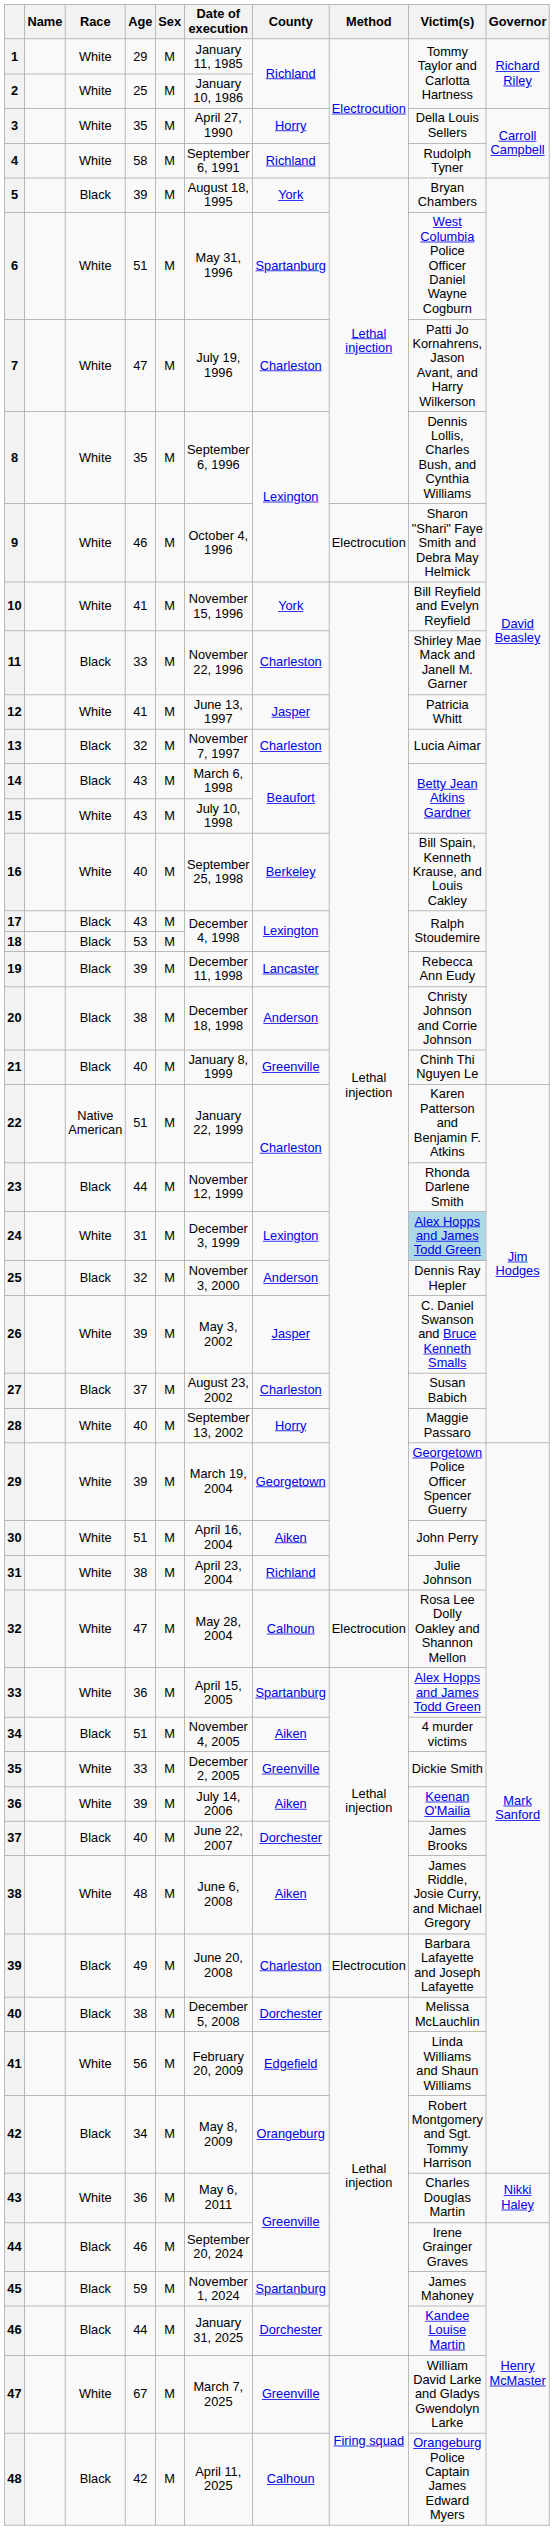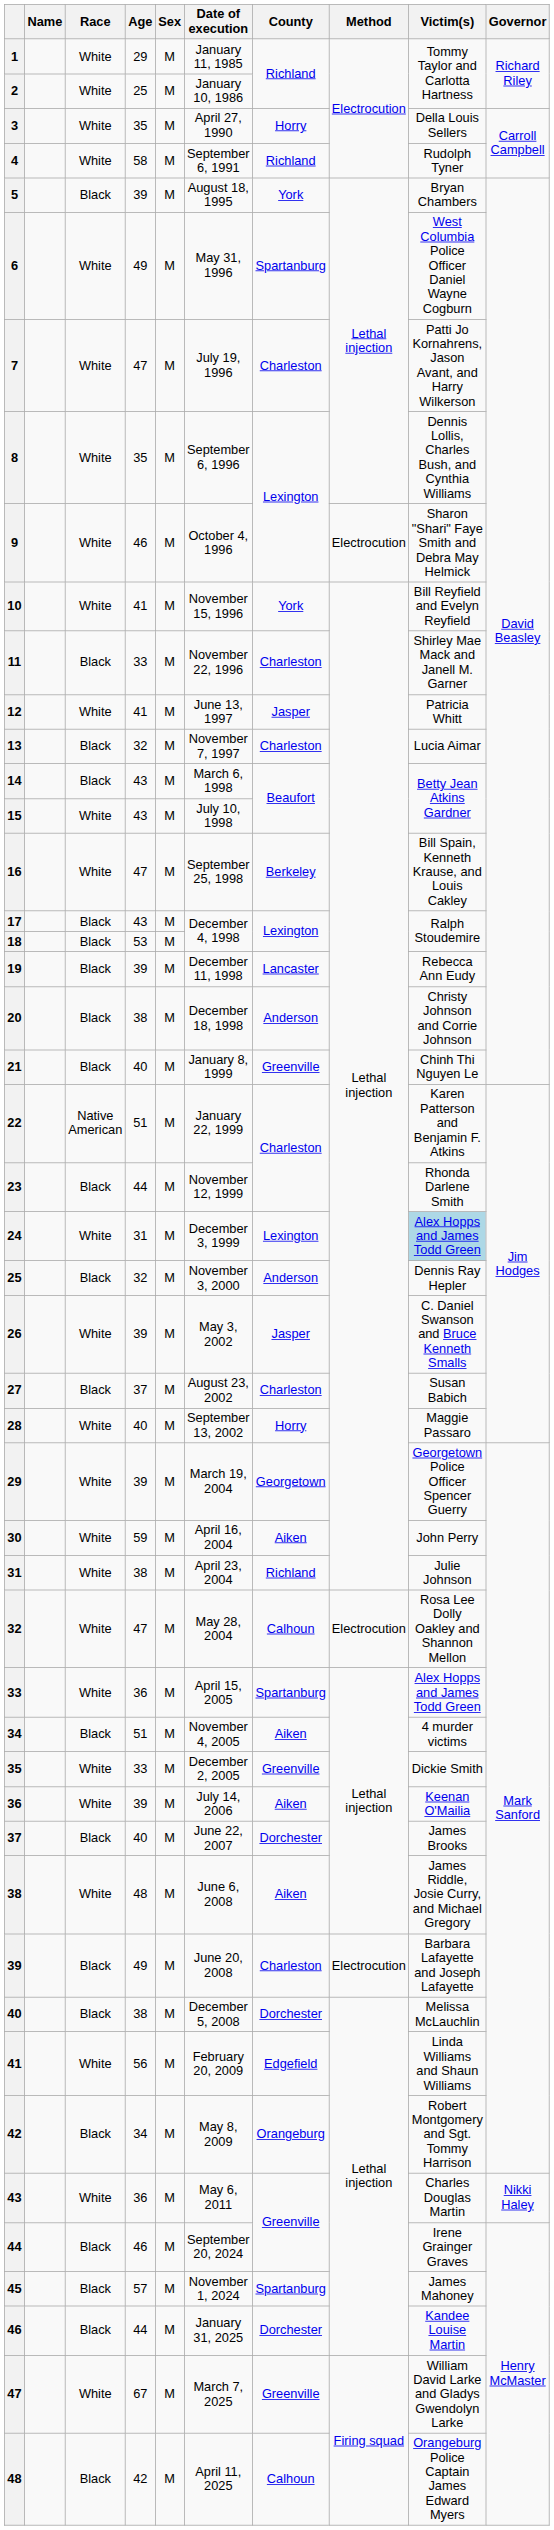(140, 266) 51 -> (140, 266) 49
(140, 872) 40 -> (140, 872) 47
(140, 1538) 51 -> (140, 1538) 59
(140, 2288) 59 -> (140, 2288) 57
